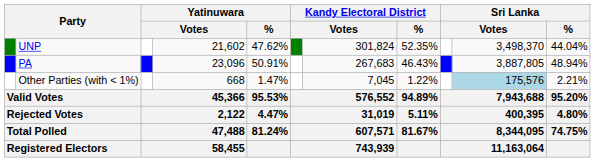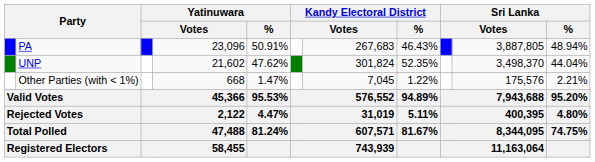rows swapped: (25, 64) <-> (30, 47)
(525, 81) lightblue background -> (525, 81) no background
